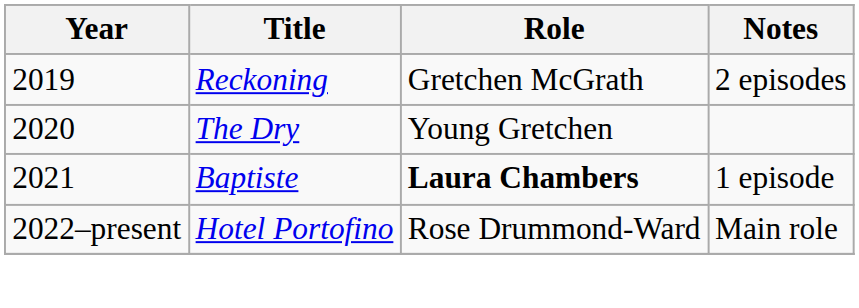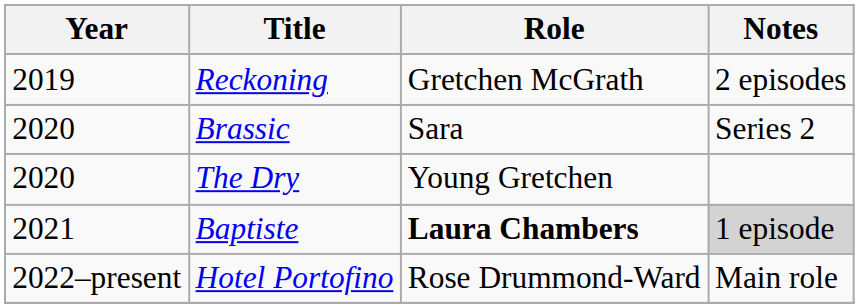+ row: (243, 128)
(775, 178) no background -> (775, 228) lightgrey background
